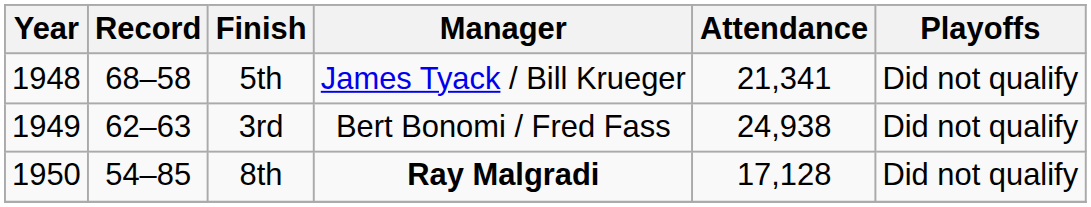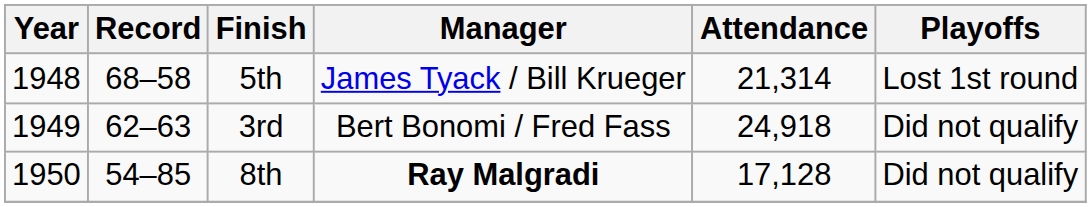(784, 77) 21,341 -> (784, 77) 21,314
(980, 77) Did not qualify -> (980, 77) Lost 1st round
(784, 126) 24,938 -> (784, 126) 24,918
